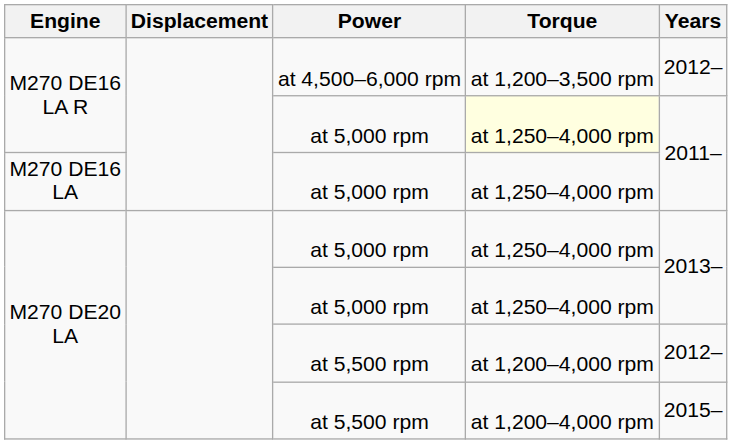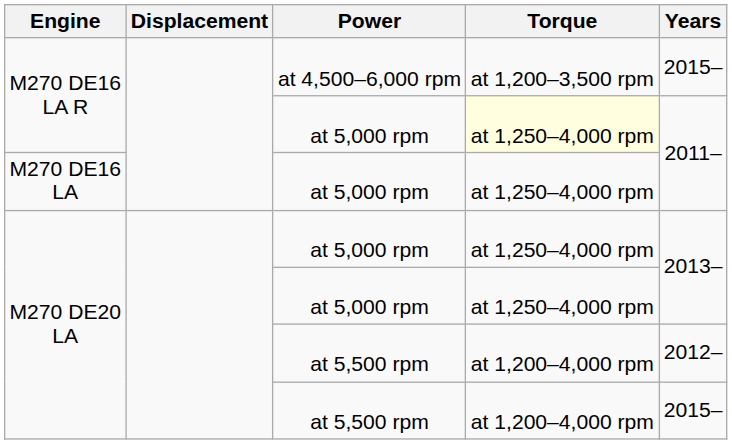(693, 66) 2012– -> (693, 66) 2015–
